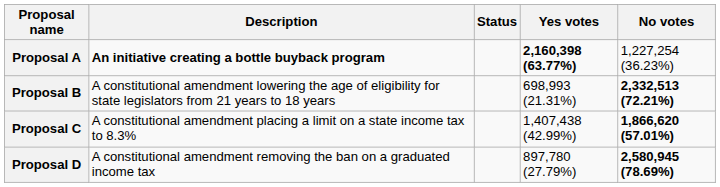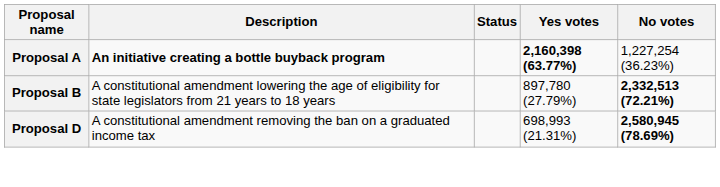(550, 93) 698,993 (21.31%) -> (550, 93) 897,780 (27.79%)
- row: (47, 128)
(550, 164) 897,780 (27.79%) -> (550, 128) 698,993 (21.31%)
